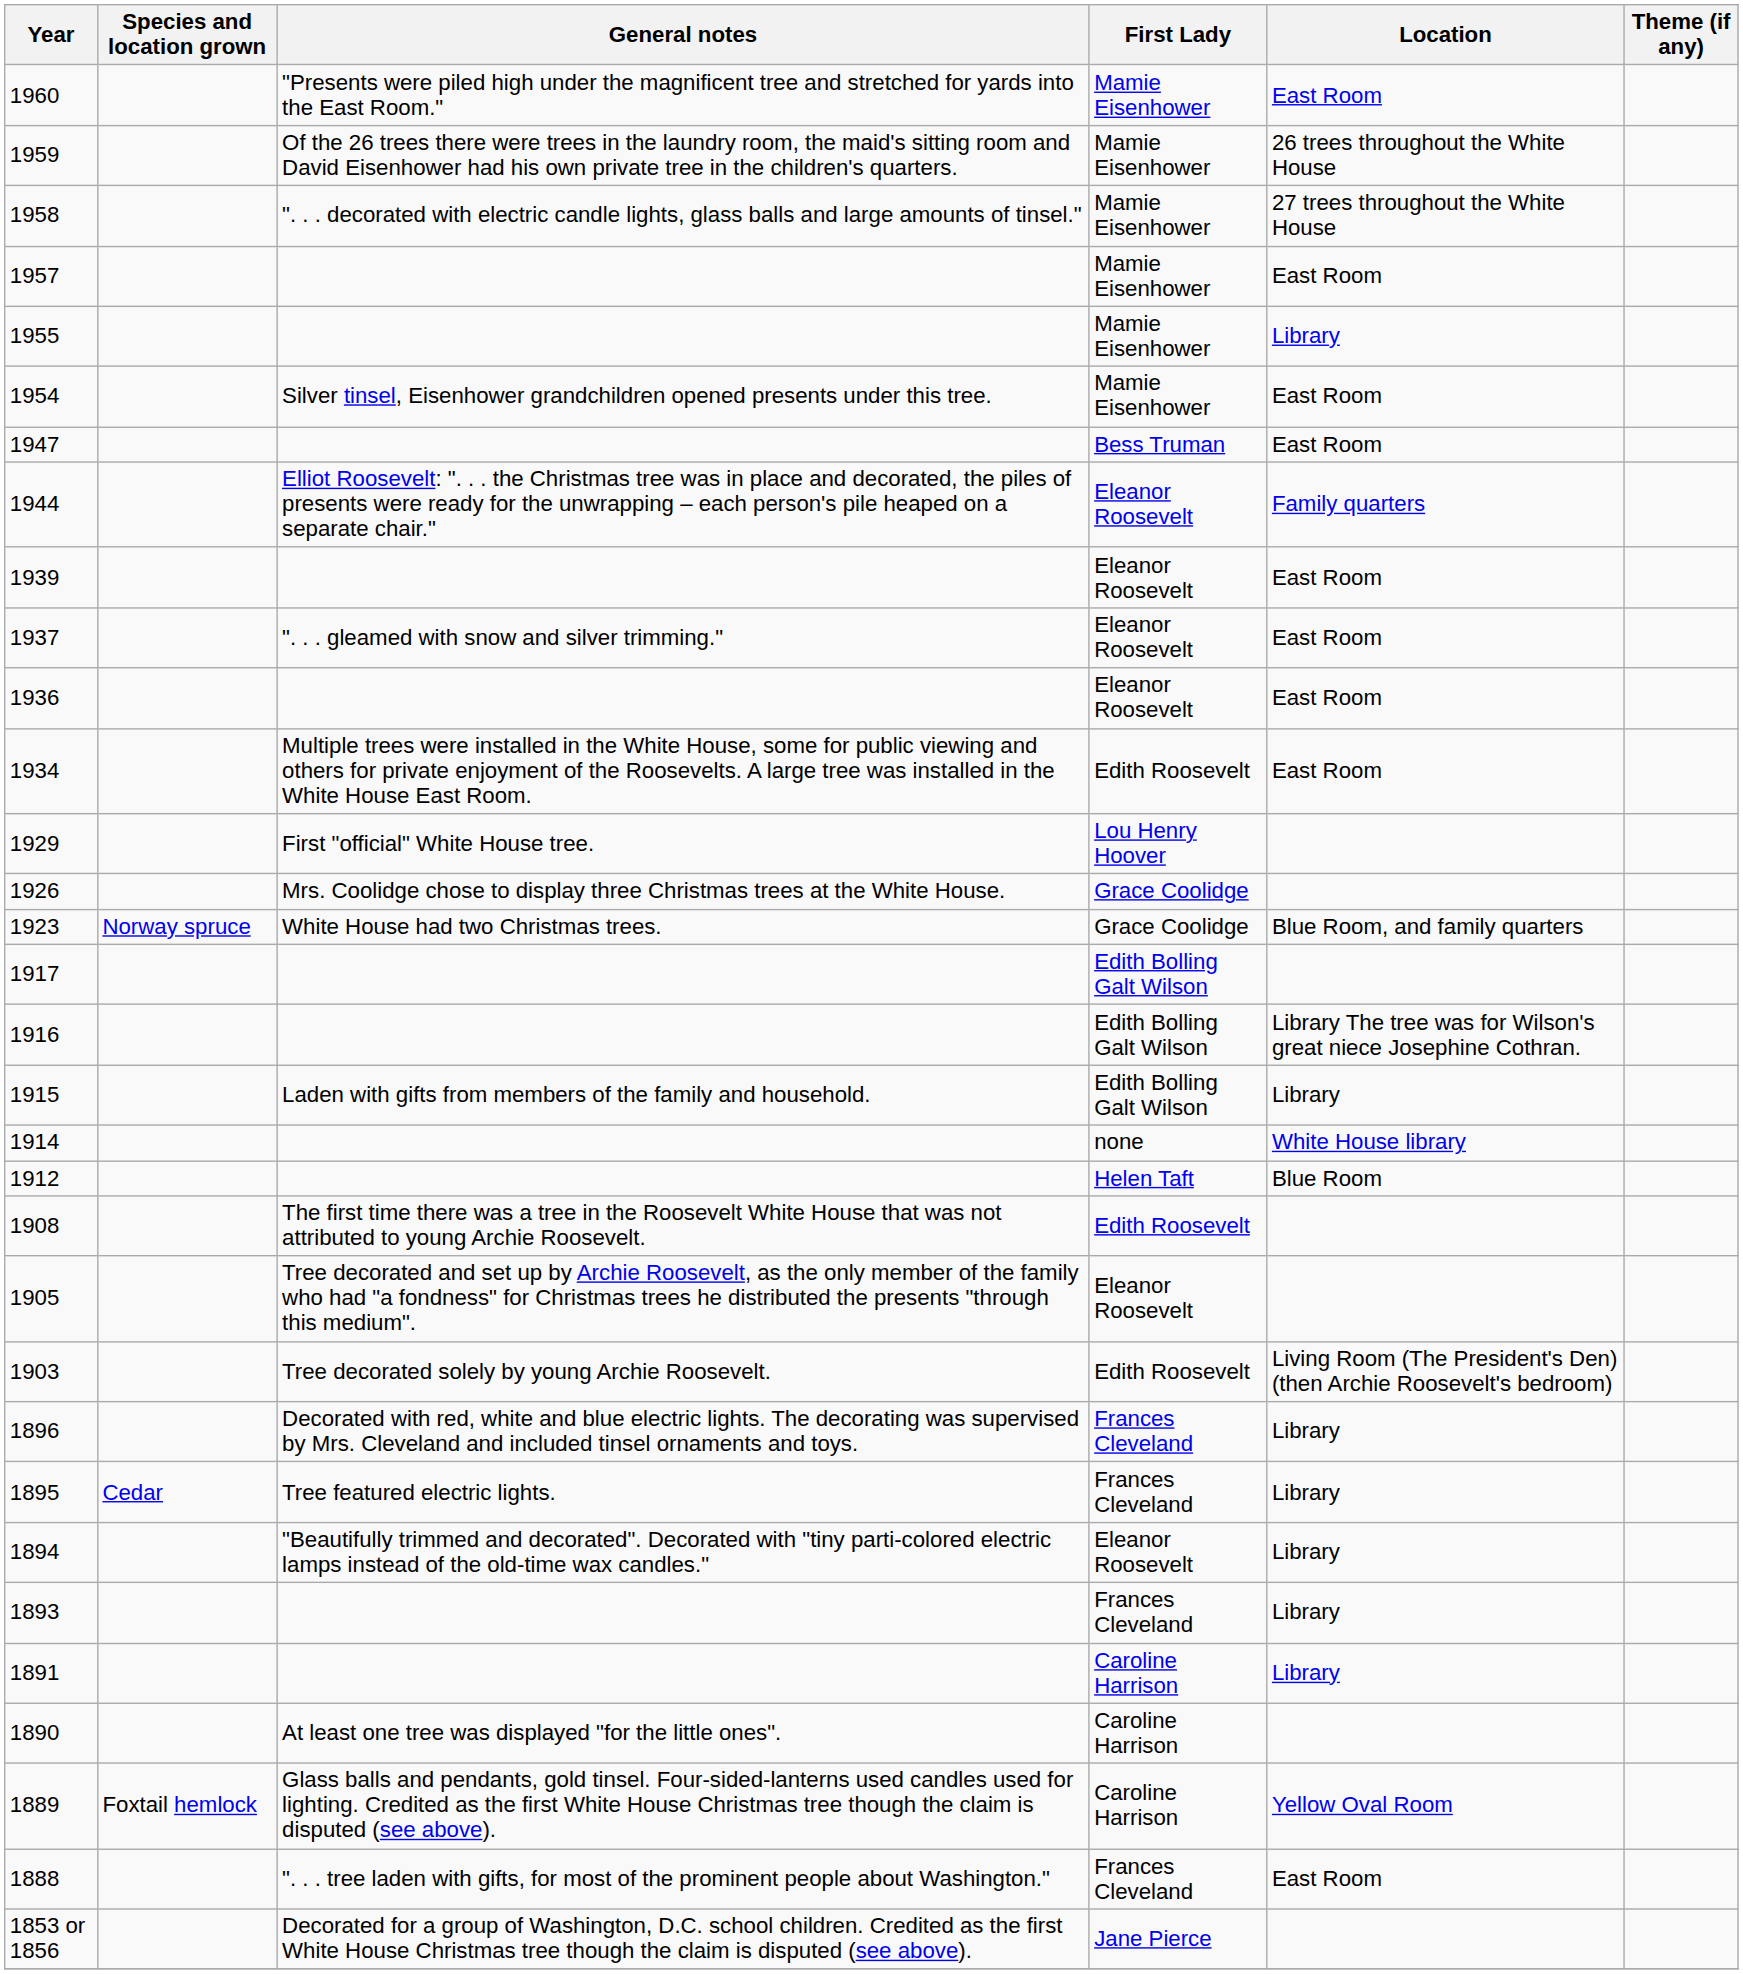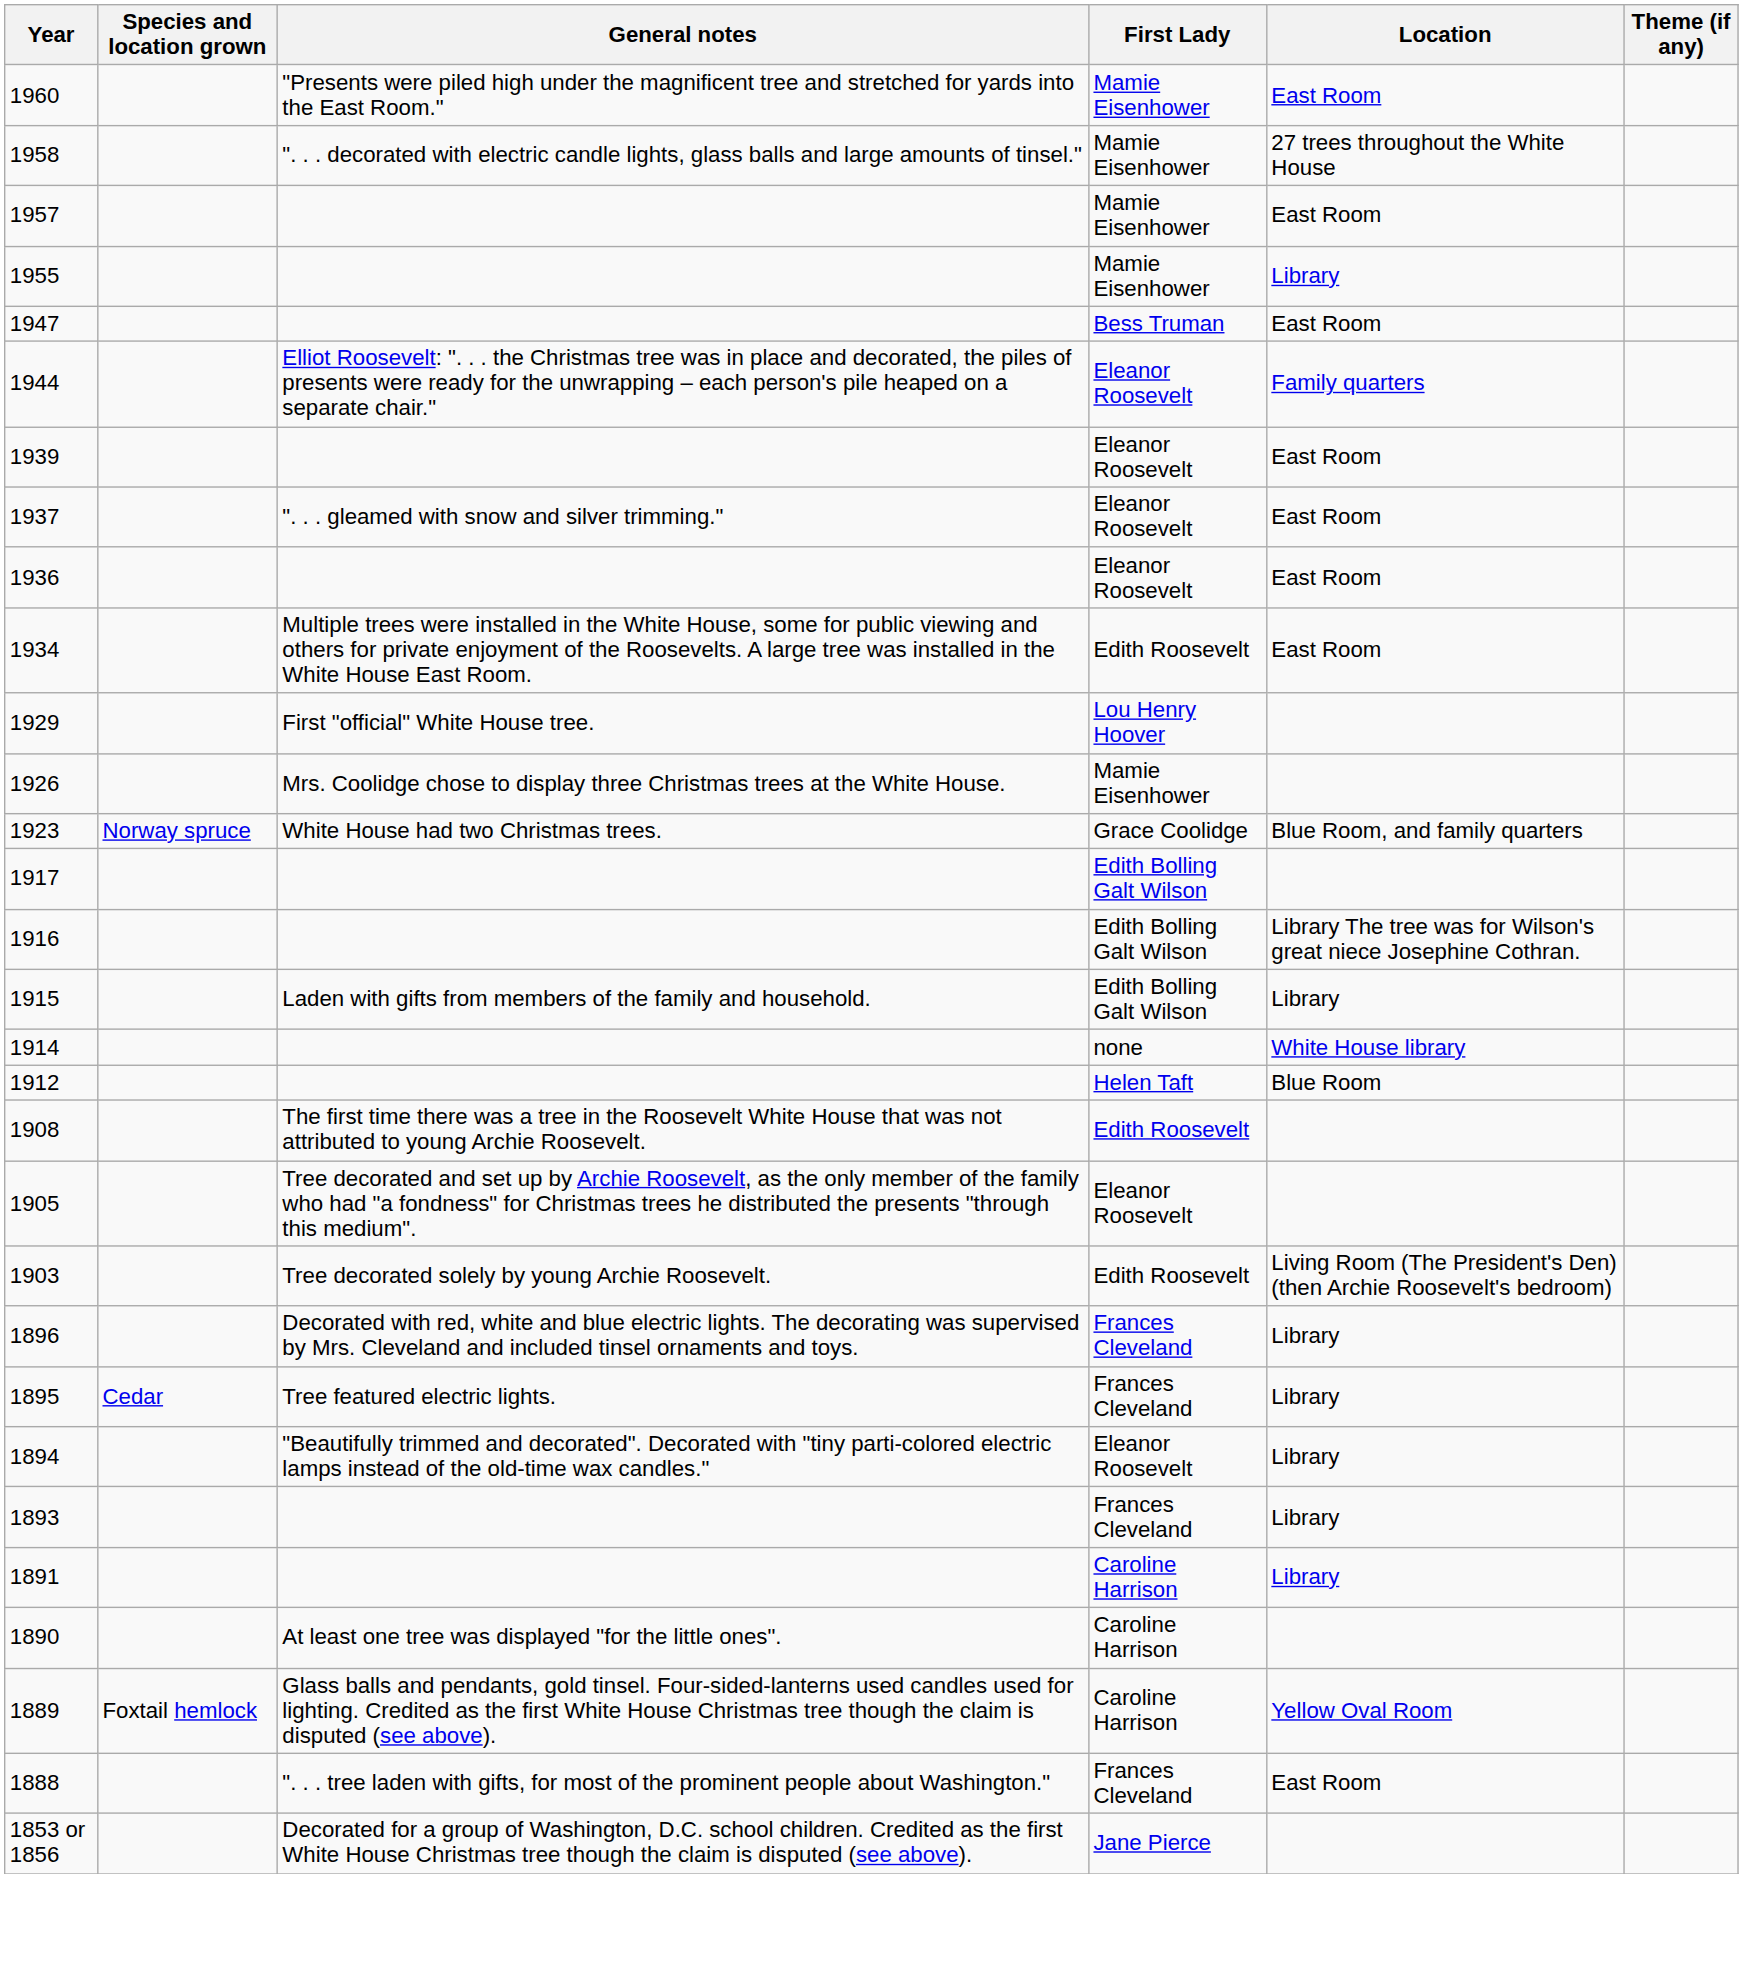- row: (35, 155)
- row: (35, 396)
(1171, 891) Grace Coolidge -> (1152, 783) Mamie Eisenhower
